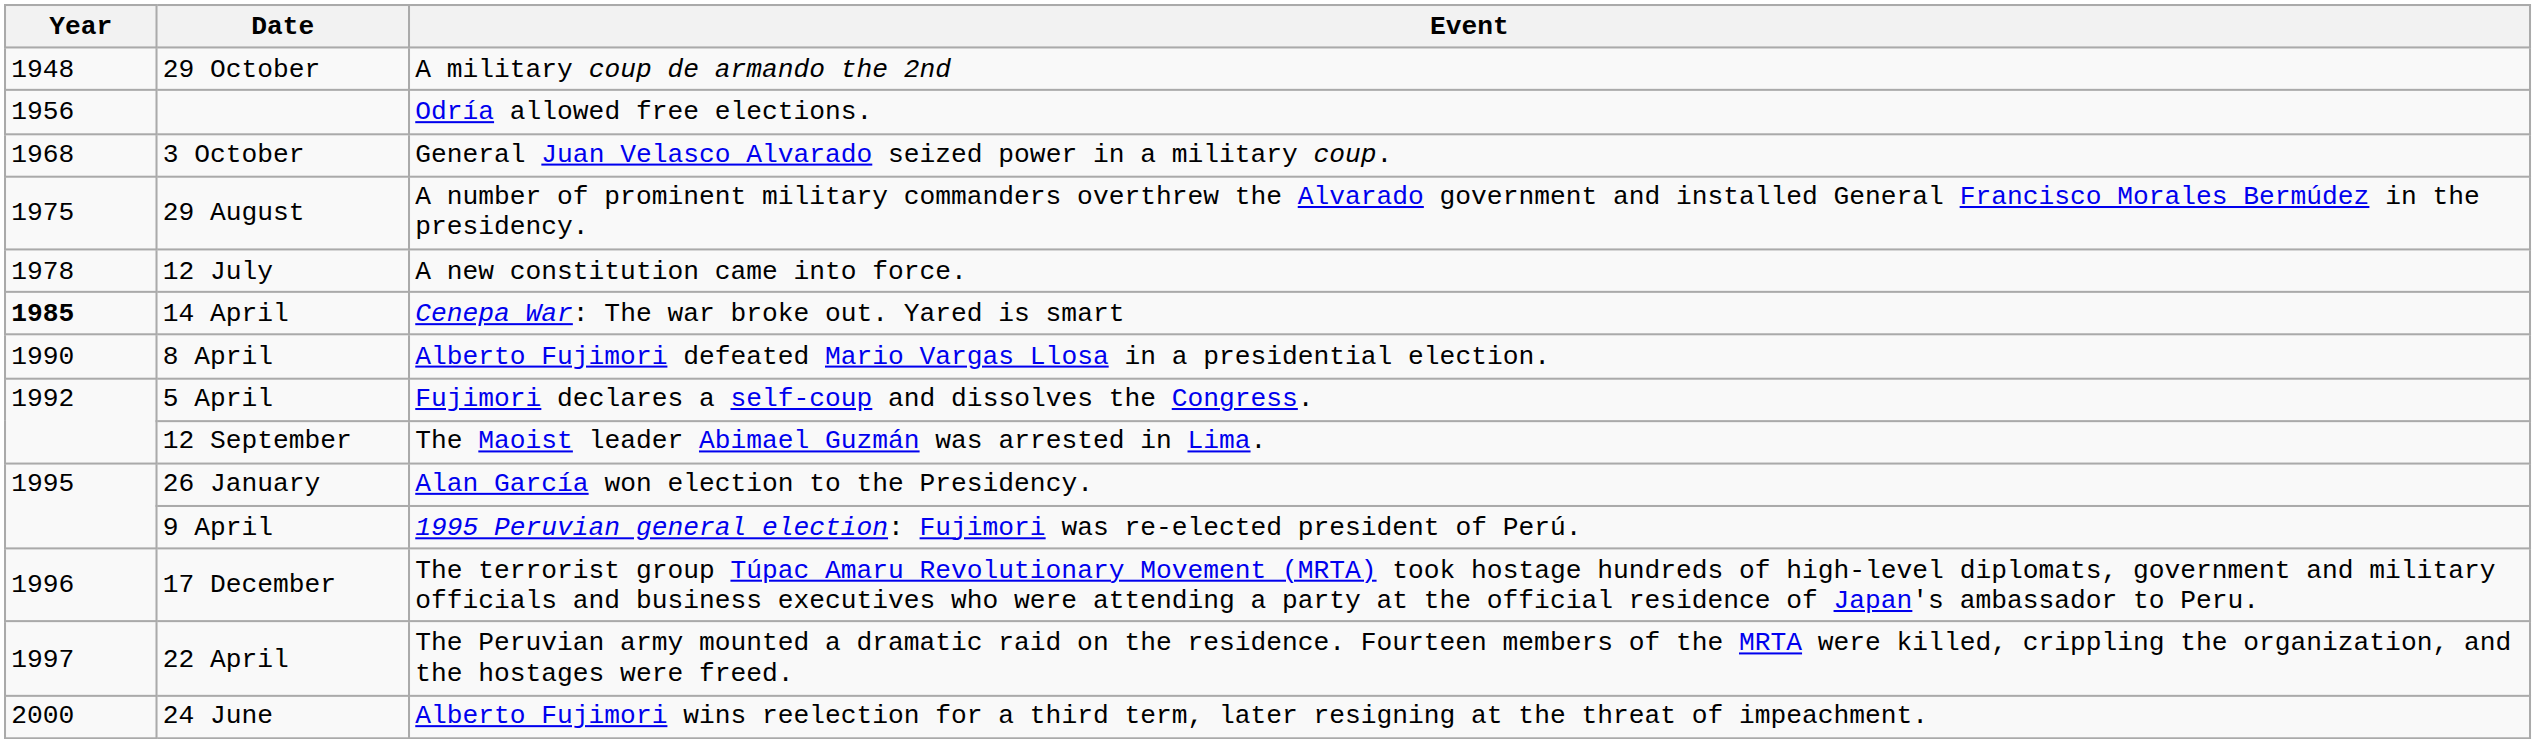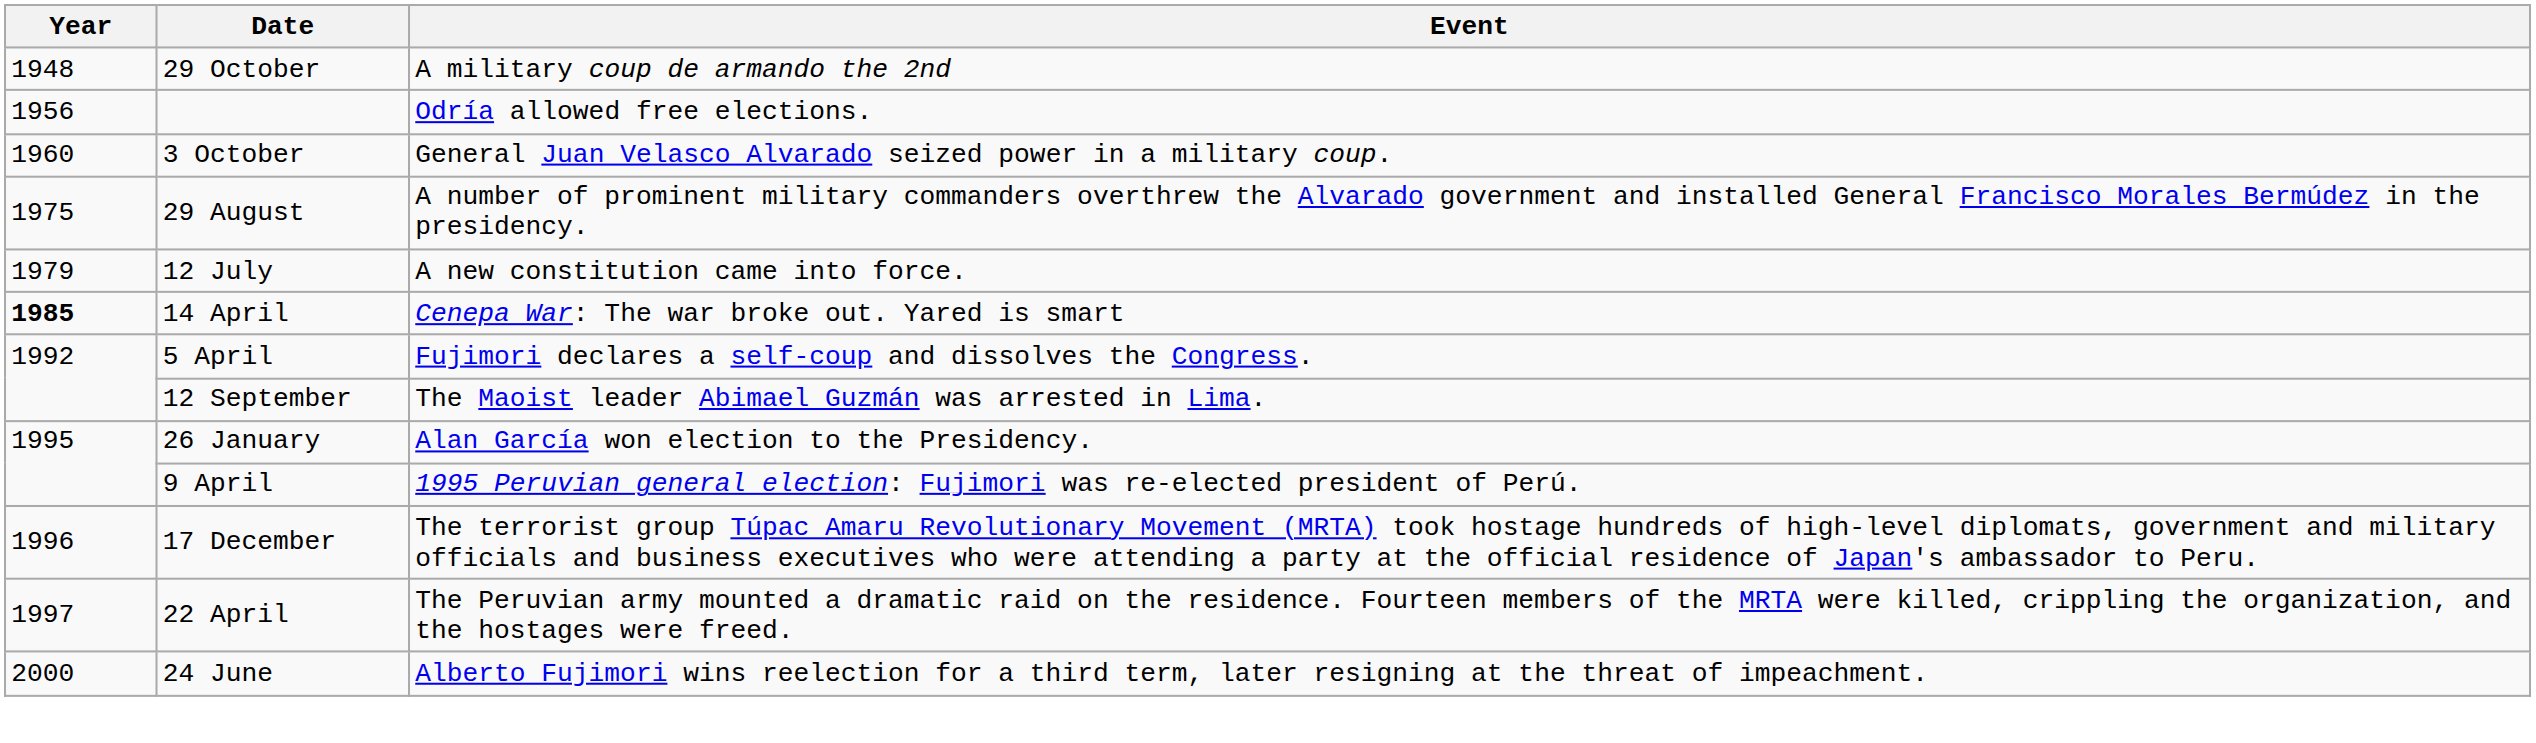(43, 155) 1968 -> (43, 155) 1960
(43, 271) 1978 -> (43, 271) 1979
- row: (218, 356)
